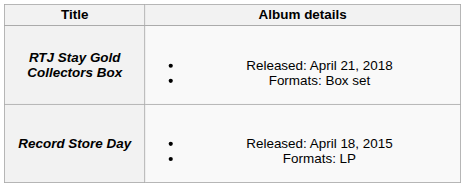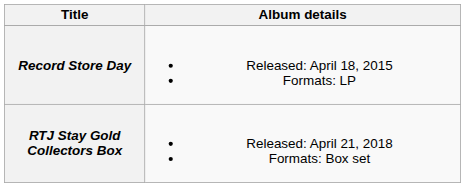rows swapped: (75, 143) <-> (75, 65)
